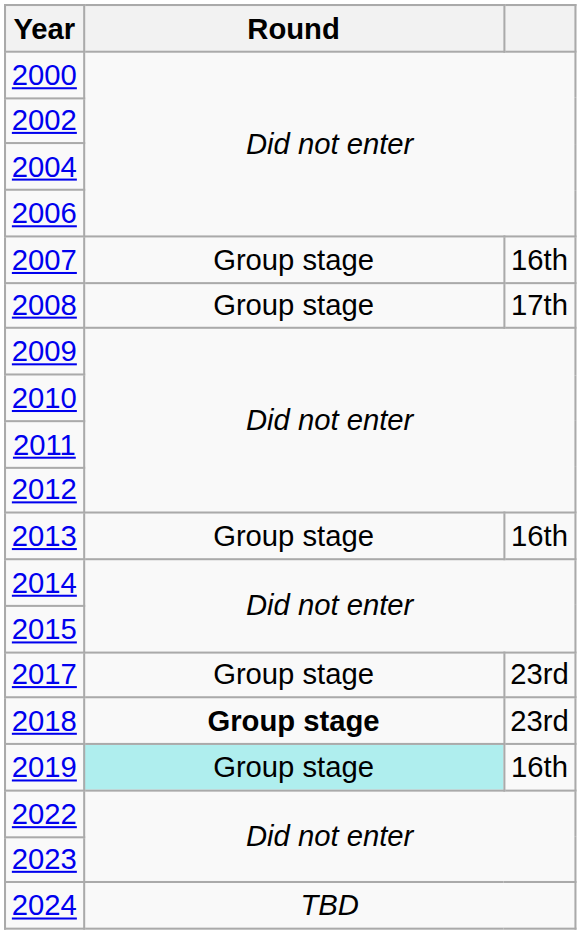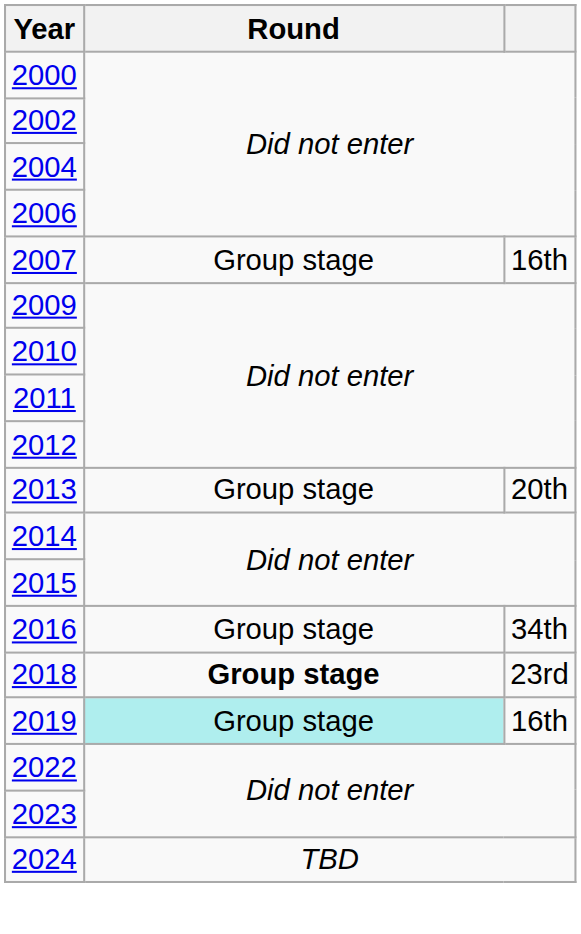- row: (44, 306)
(539, 537) 16th -> (539, 490) 20th
+ row: (44, 629)
- row: (44, 675)
